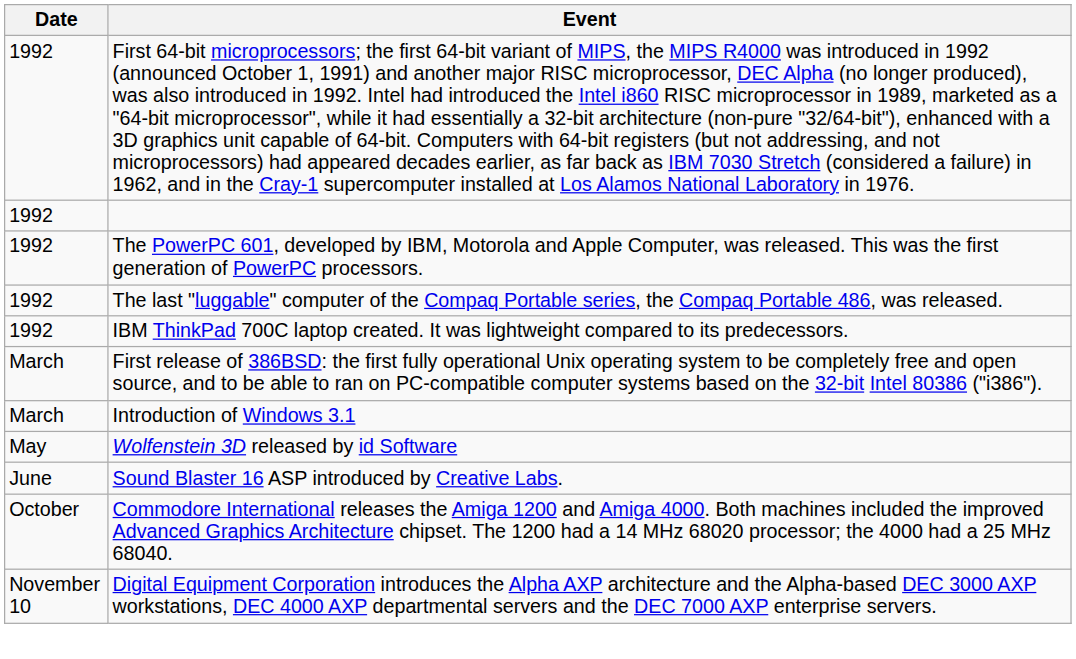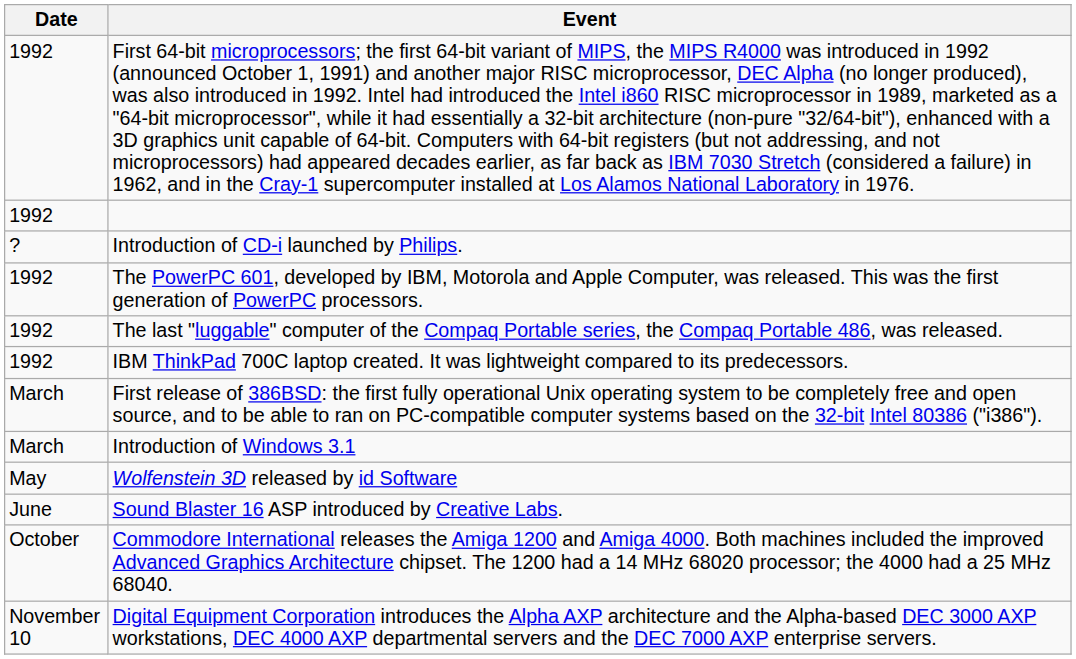+ row: (288, 246)
